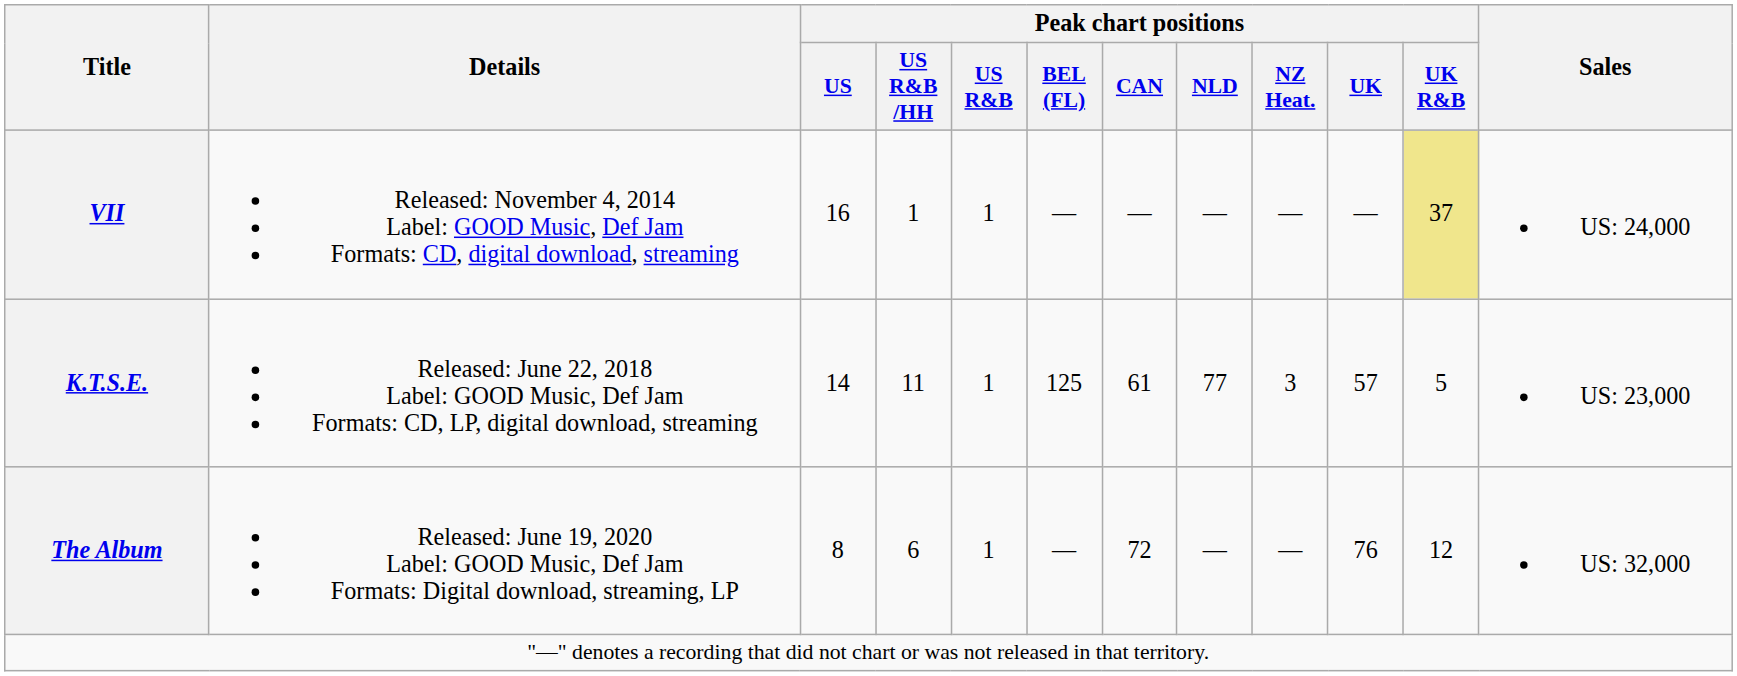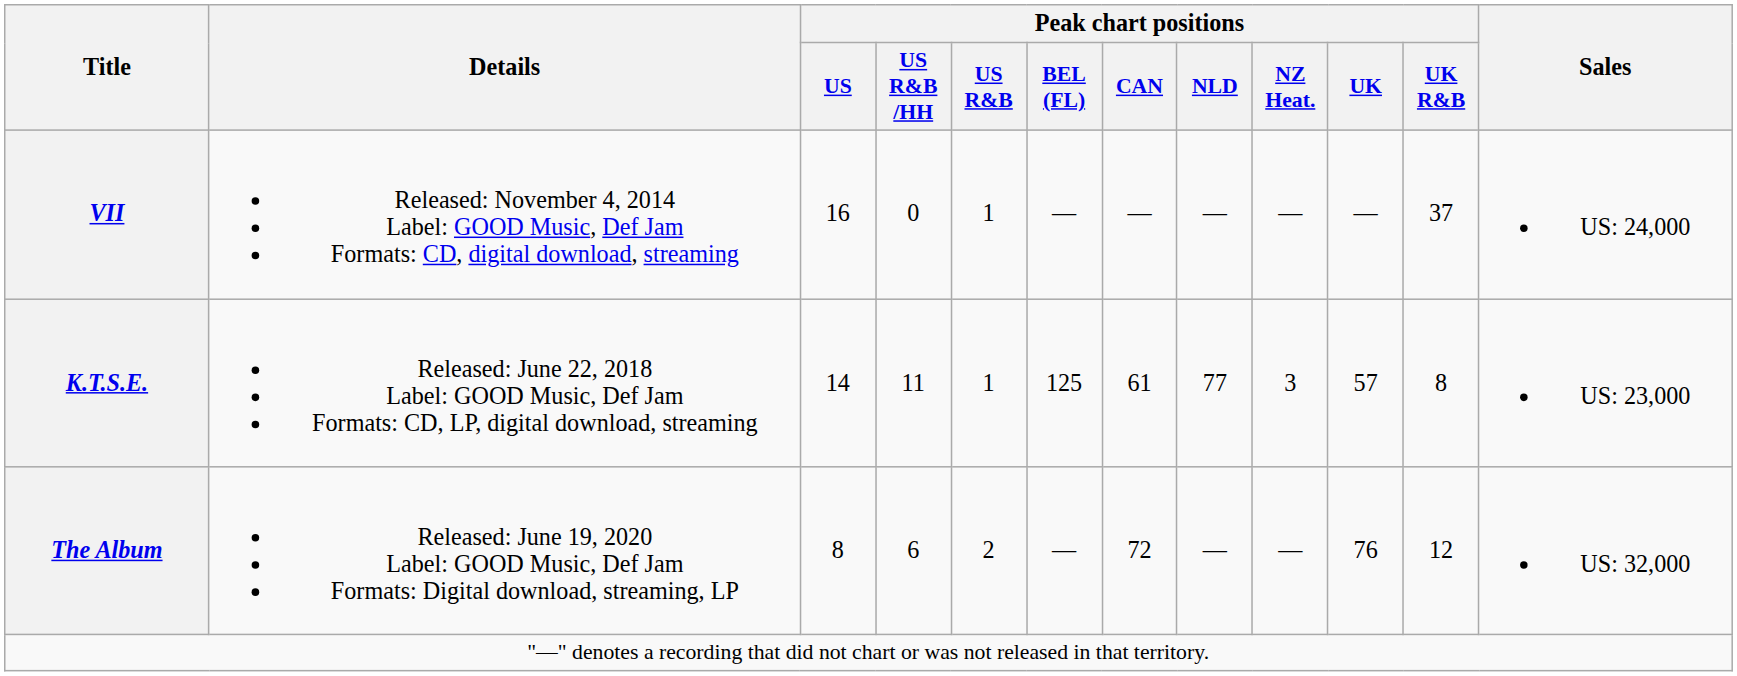(913, 214) 1 -> (913, 214) 0
(1441, 214) khaki background -> (1441, 214) no background
(1441, 382) 5 -> (1441, 382) 8
(989, 550) 1 -> (989, 550) 2
